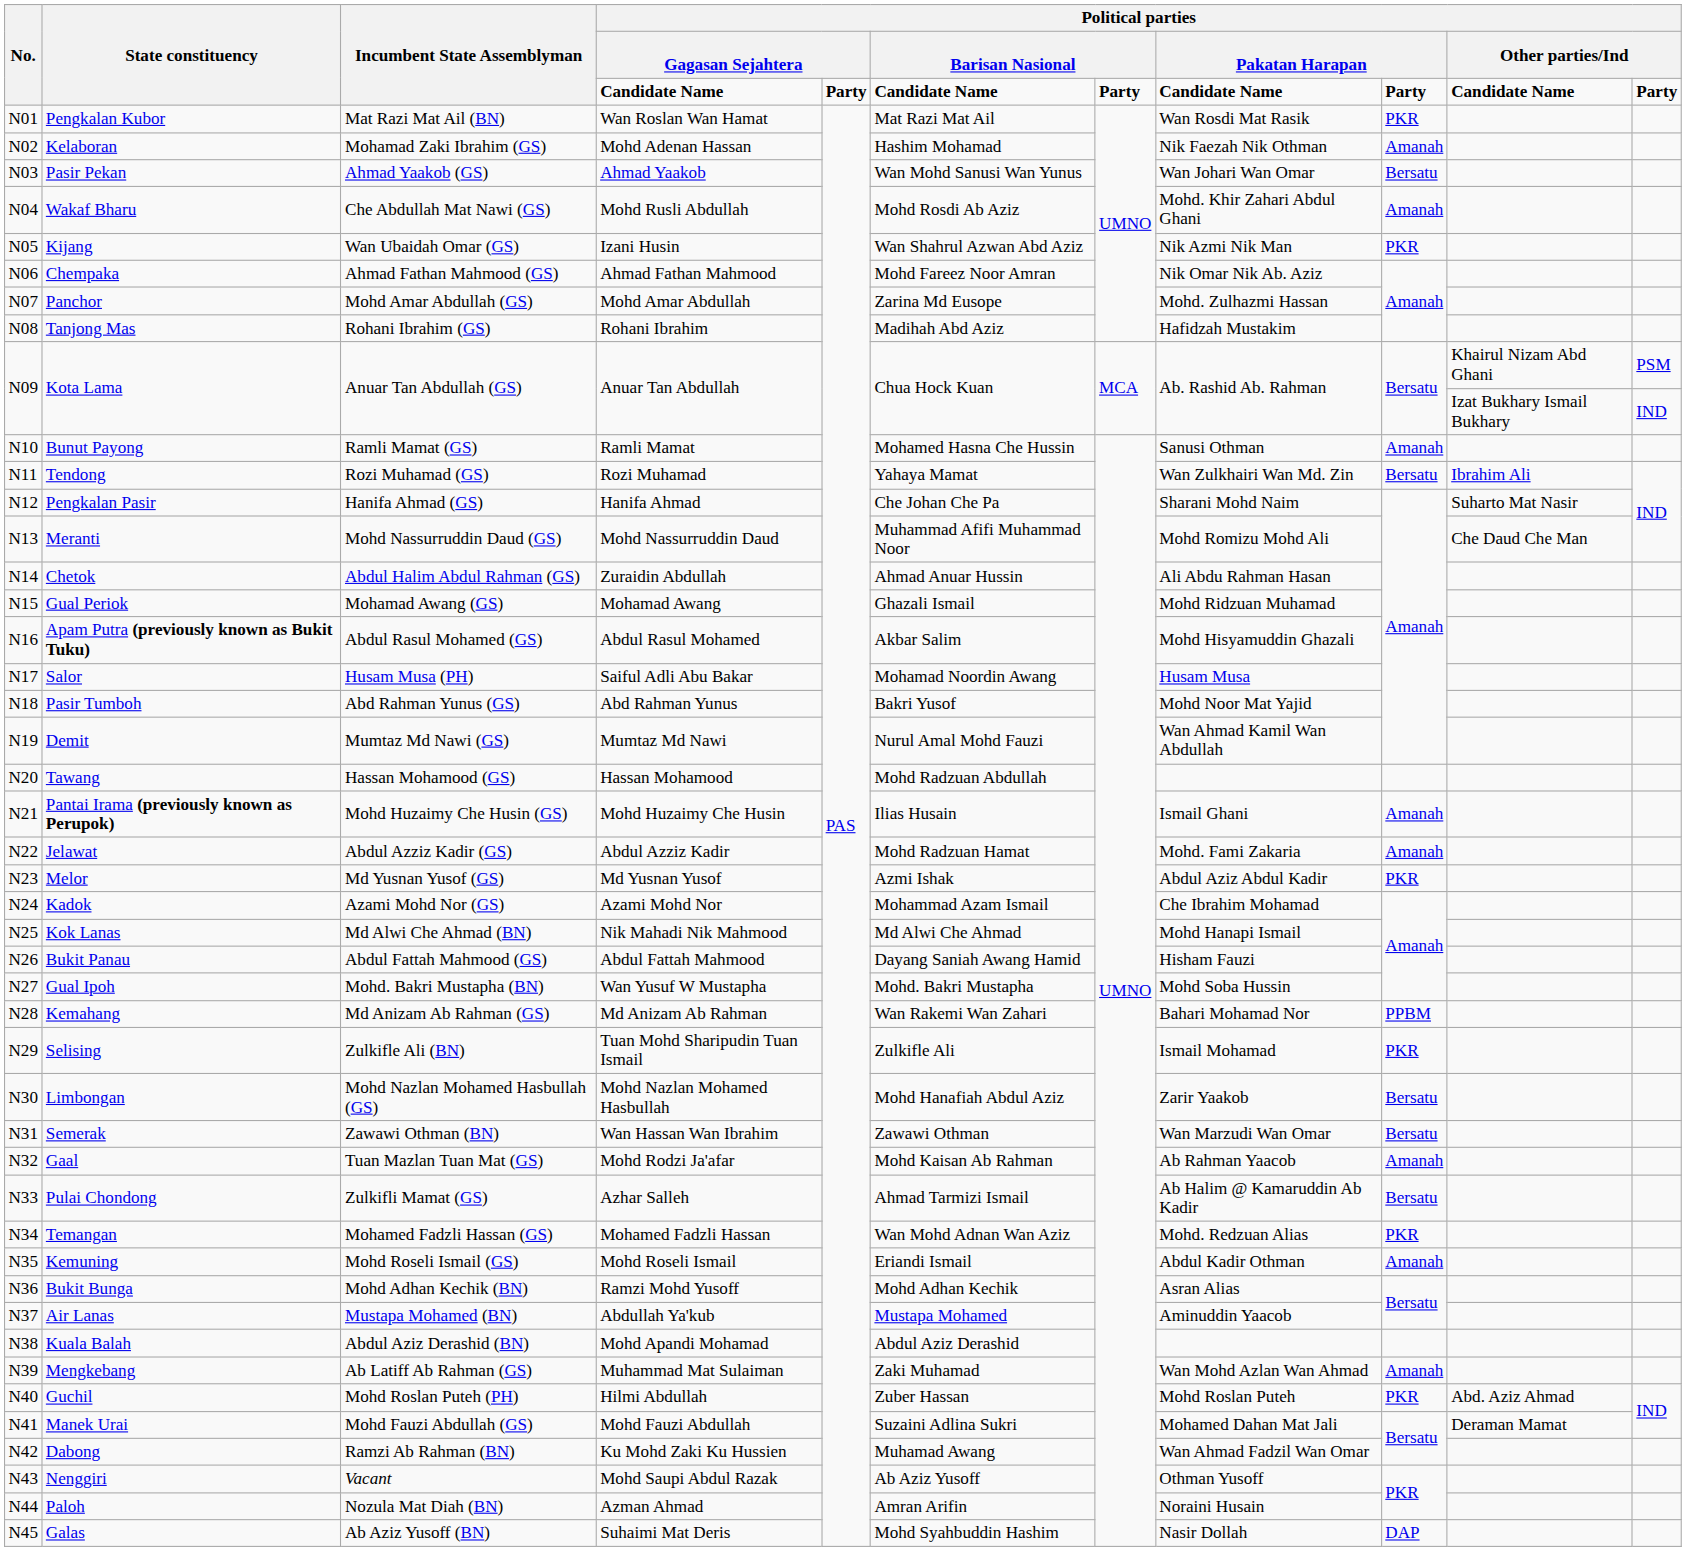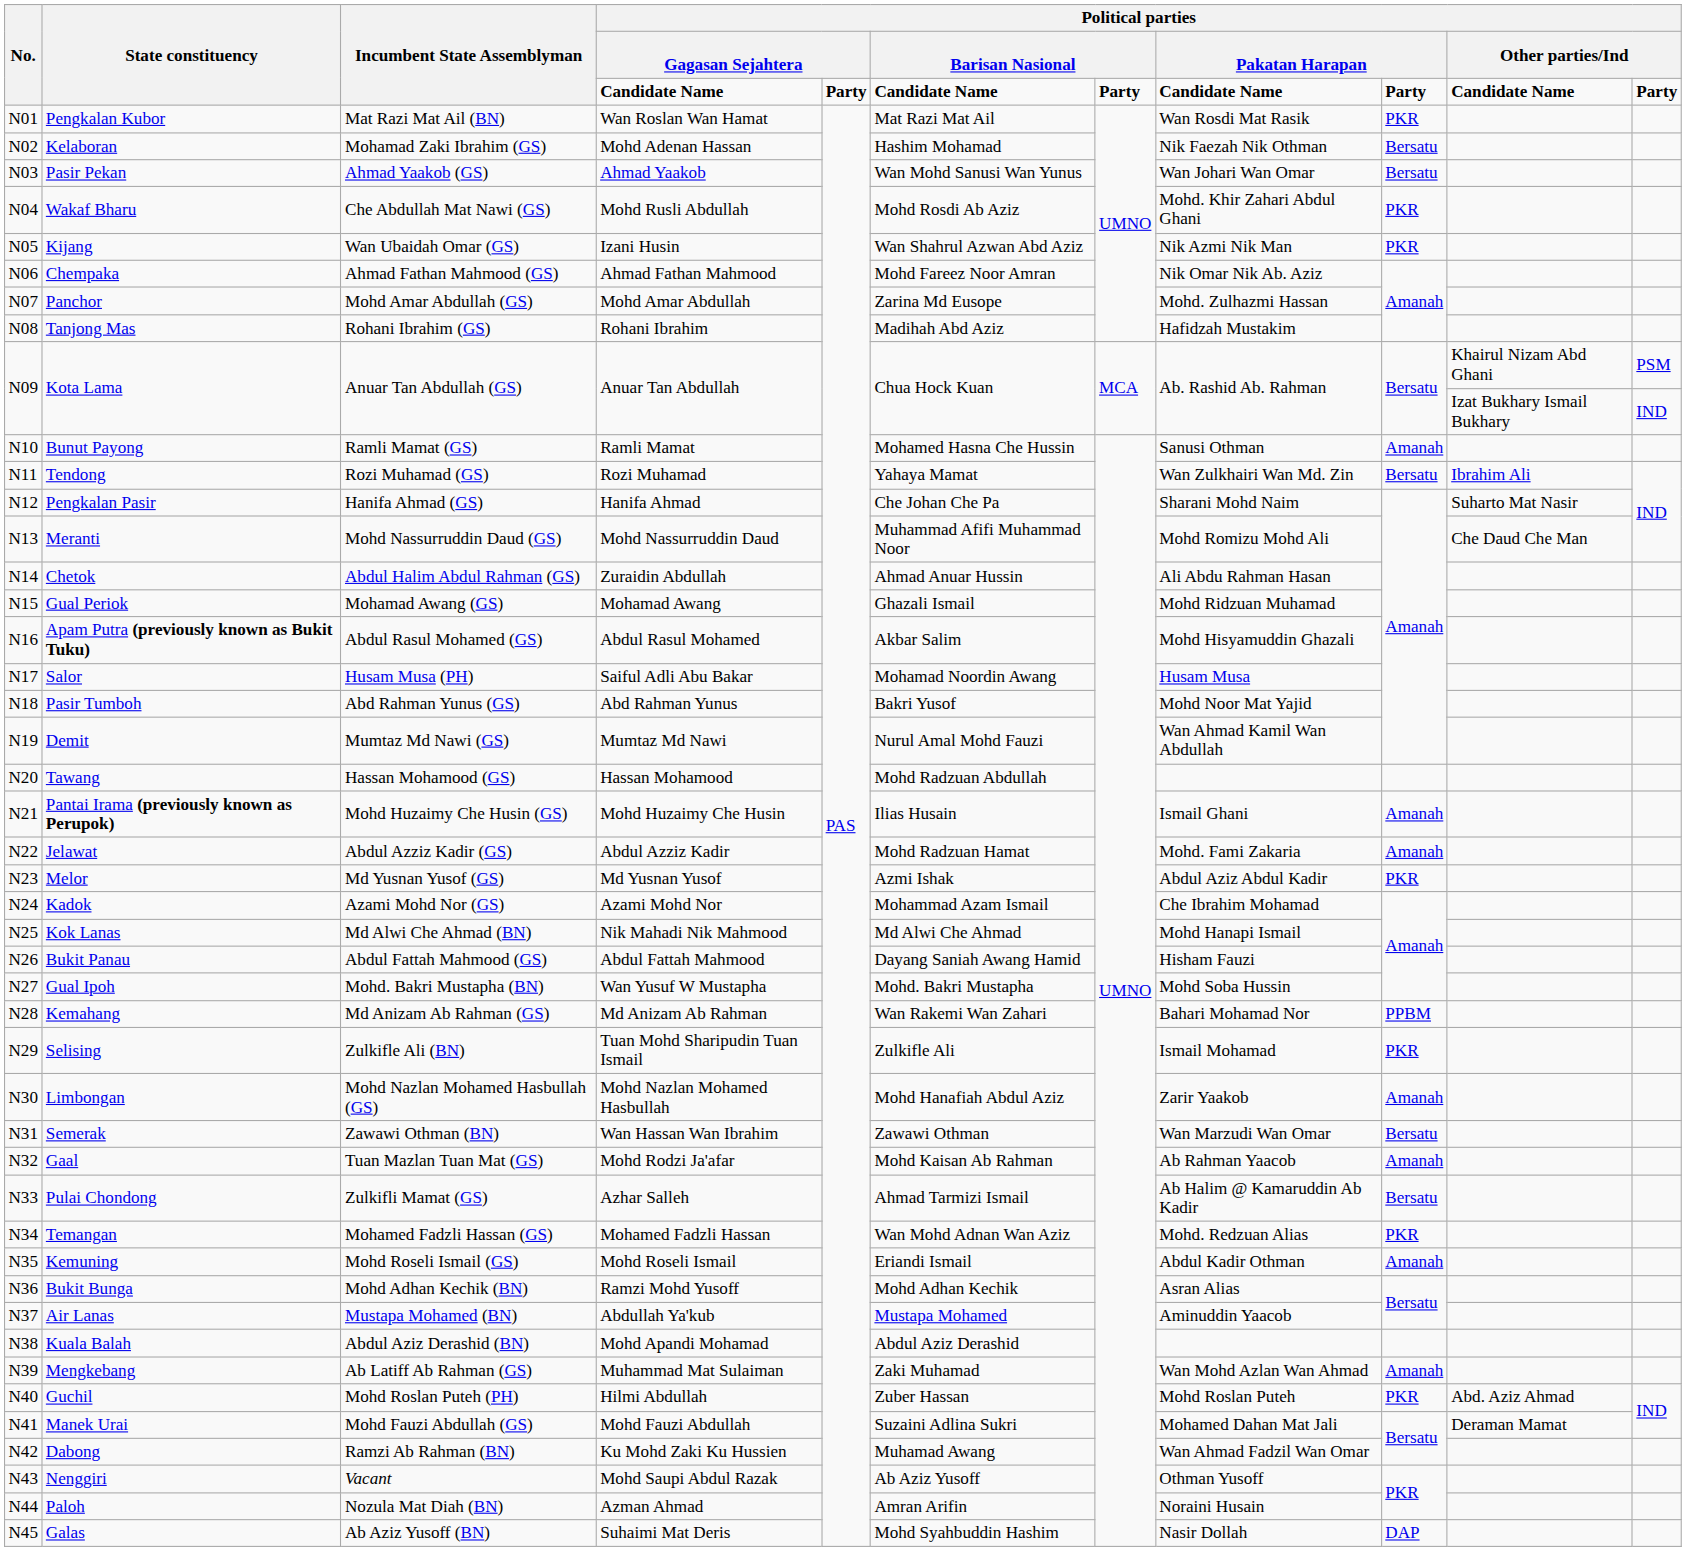(1414, 145) Amanah -> (1411, 145) Bersatu
(1414, 209) Amanah -> (1402, 209) PKR
(1411, 1097) Bersatu -> (1414, 1097) Amanah
